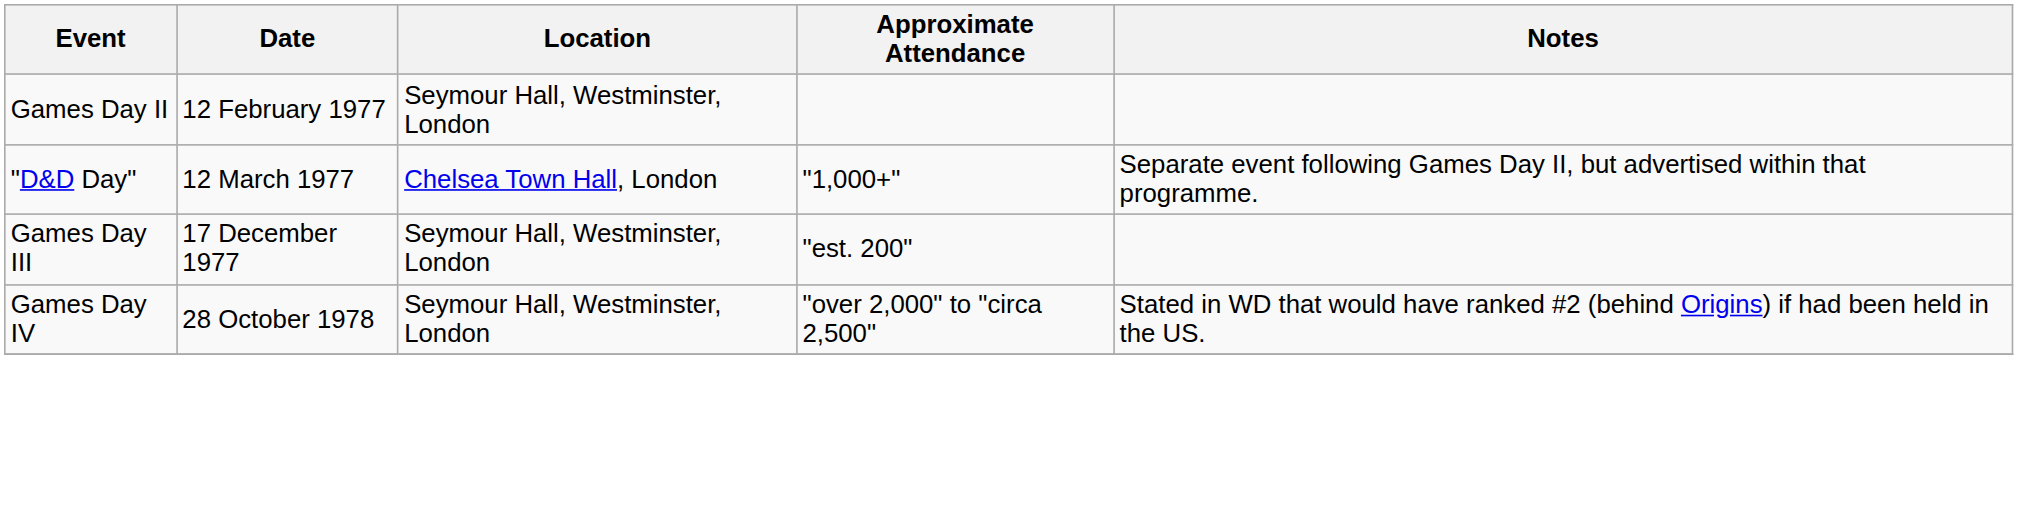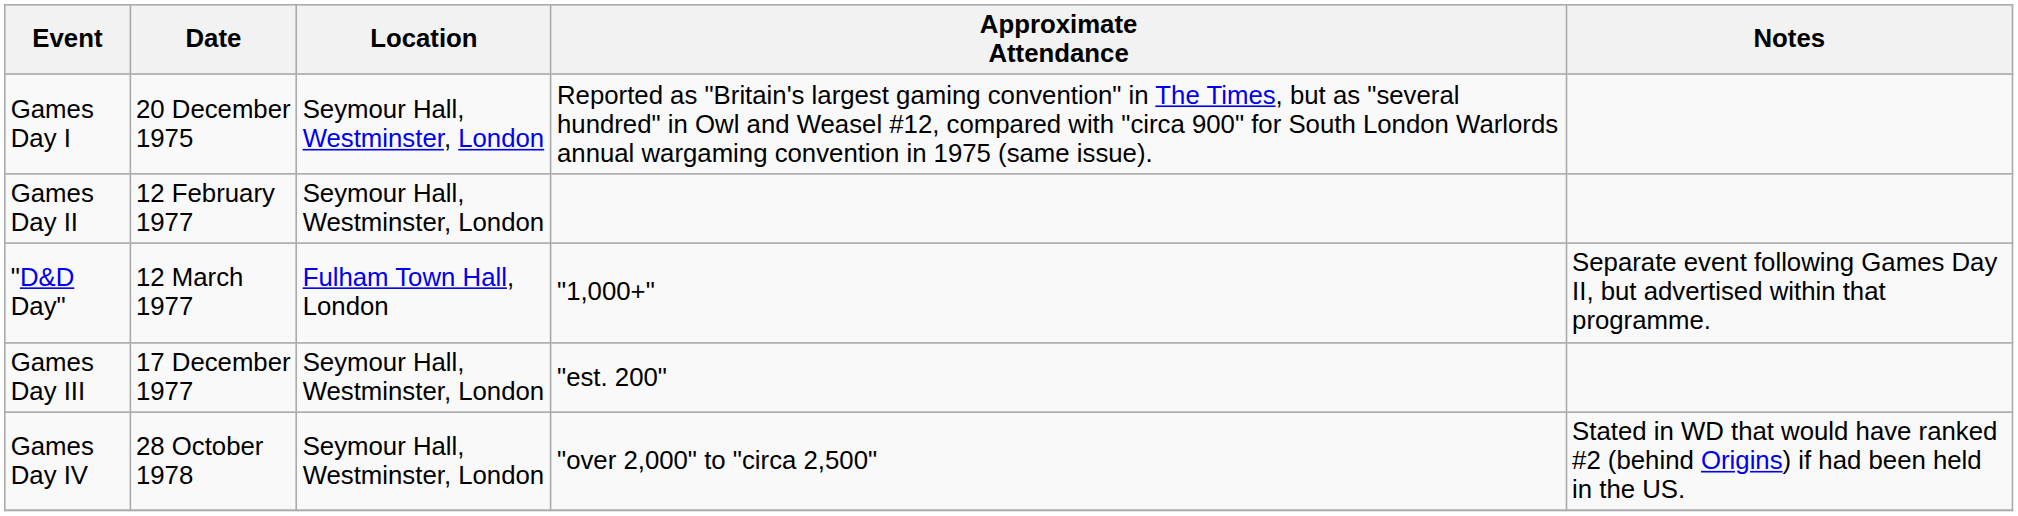+ row: (52, 123)
(561, 179) Chelsea Town Hall, London -> (408, 292) Fulham Town Hall, London
